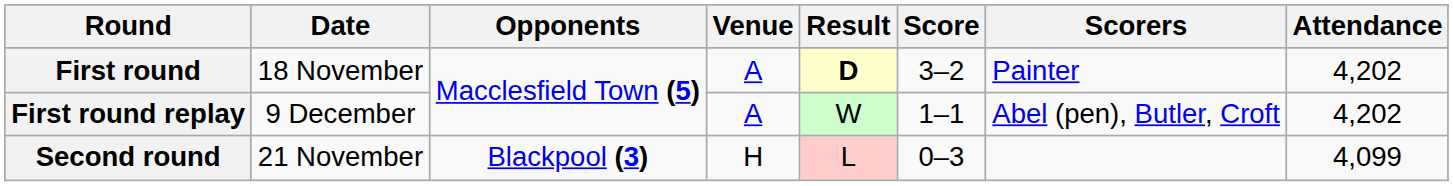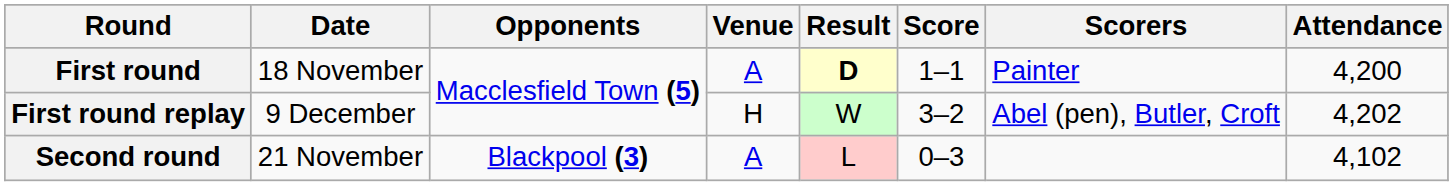(941, 69) 3–2 -> (941, 69) 1–1
(1367, 69) 4,202 -> (1367, 69) 4,200
(753, 113) A -> (753, 113) H
(941, 113) 1–1 -> (941, 113) 3–2
(753, 157) H -> (753, 157) A
(1367, 157) 4,099 -> (1367, 157) 4,102
